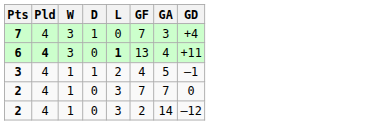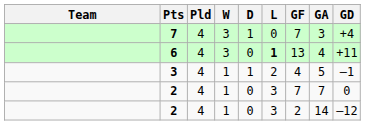+ column: (82, 14)
(45, 53) bold -> (201, 53) normal
